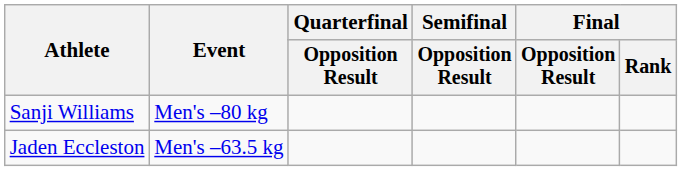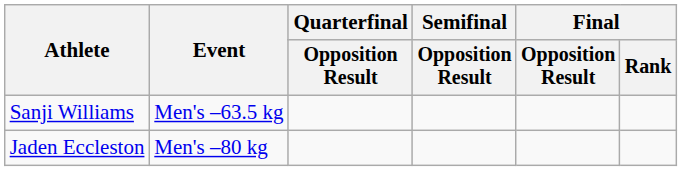(211, 113) Men's –80 kg -> (219, 113) Men's –63.5 kg
(219, 147) Men's –63.5 kg -> (211, 147) Men's –80 kg
